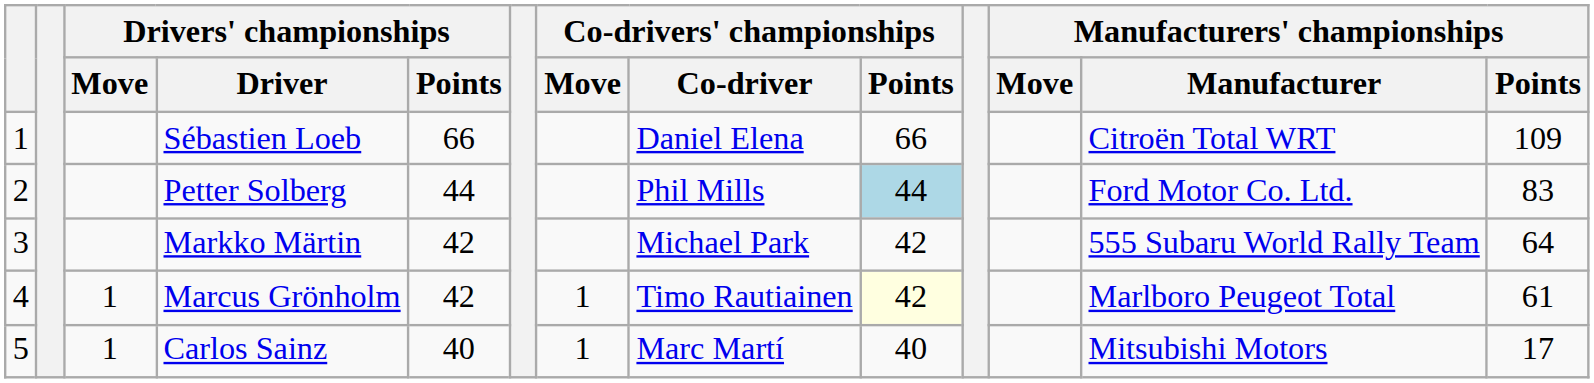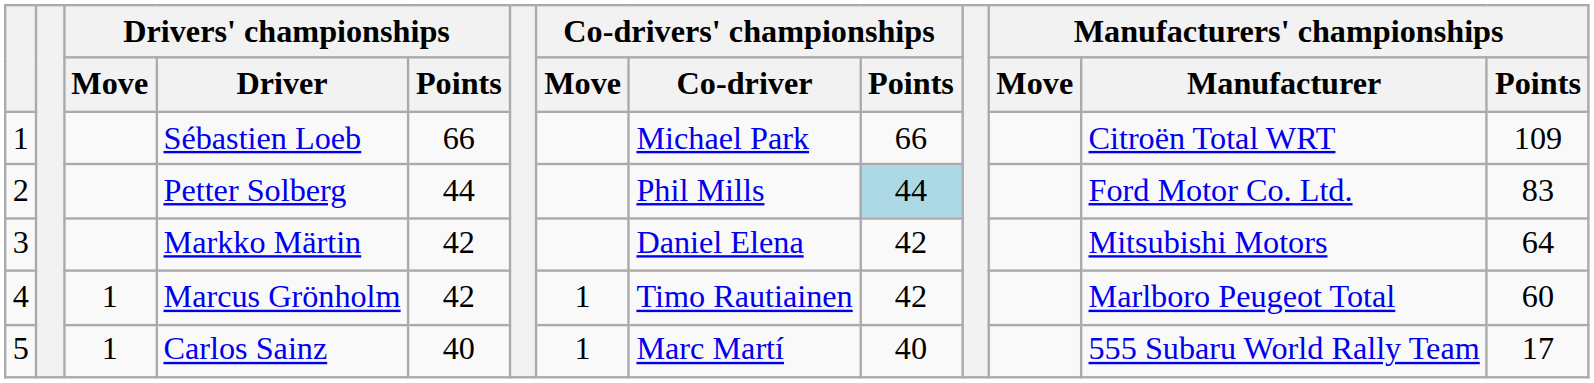(720, 137) Daniel Elena -> (723, 137) Michael Park
(723, 243) Michael Park -> (720, 243) Daniel Elena
(1284, 243) 555 Subaru World Rally Team -> (1208, 243) Mitsubishi Motors
(911, 296) lightyellow background -> (911, 296) no background
(1538, 296) 61 -> (1538, 296) 60
(1208, 349) Mitsubishi Motors -> (1284, 349) 555 Subaru World Rally Team
